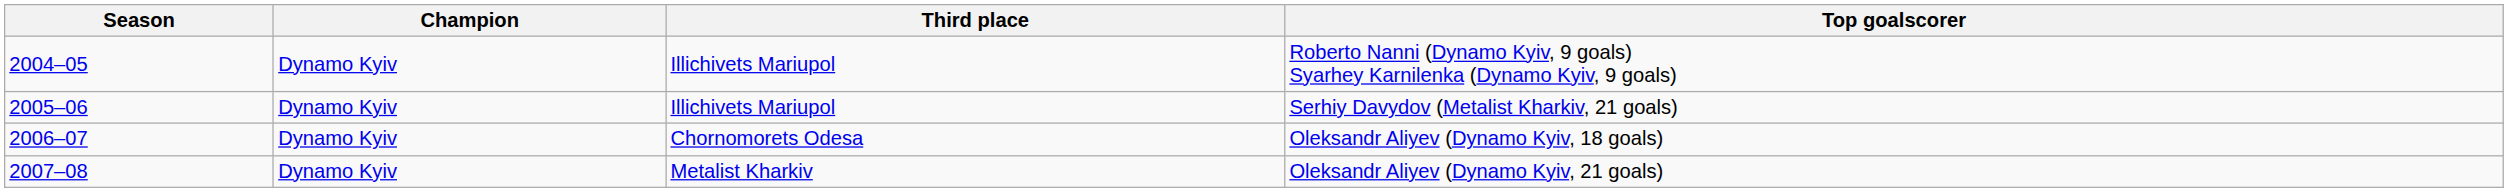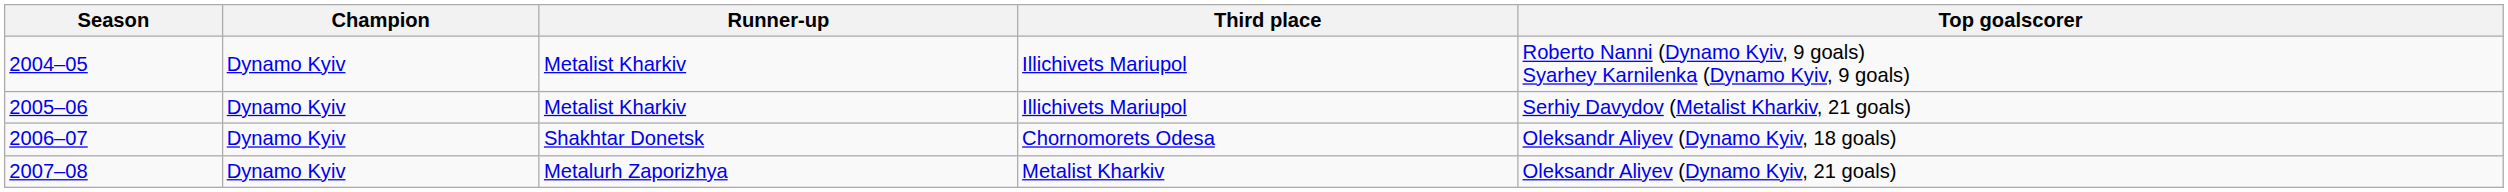+ column: (778, 20)
